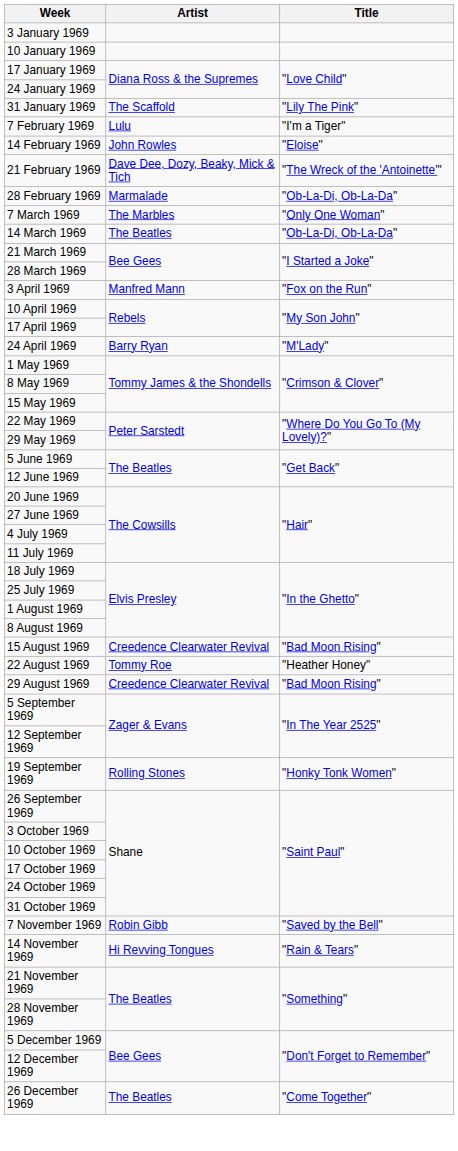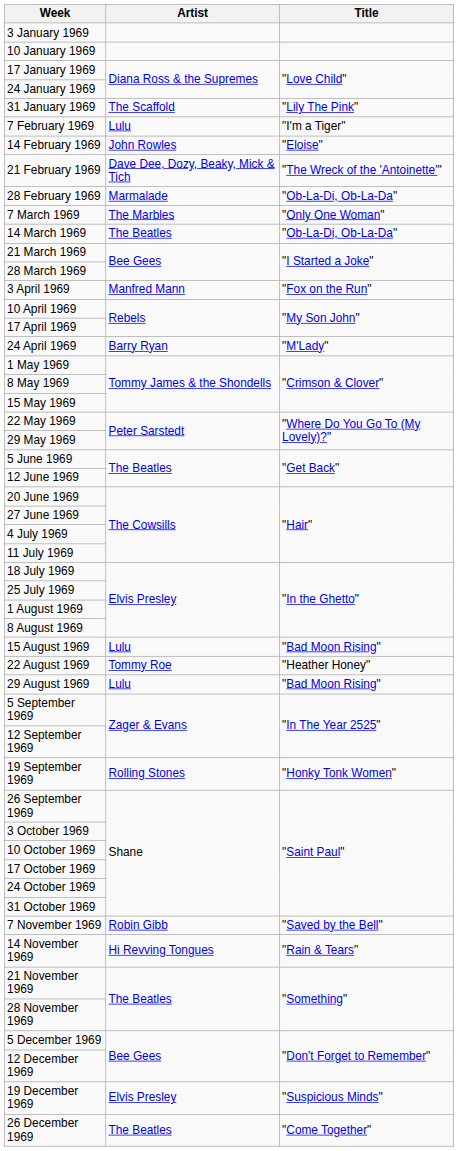(189, 646) Creedence Clearwater Revival -> (120, 646) Lulu
(189, 684) Creedence Clearwater Revival -> (120, 684) Lulu
+ row: (43, 1098)
